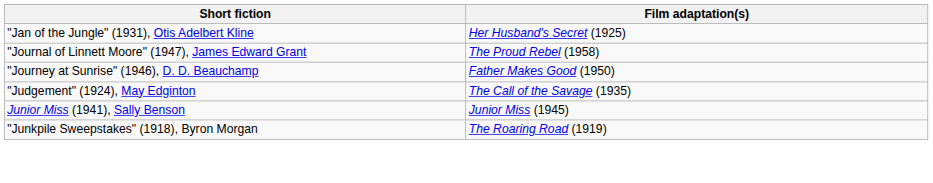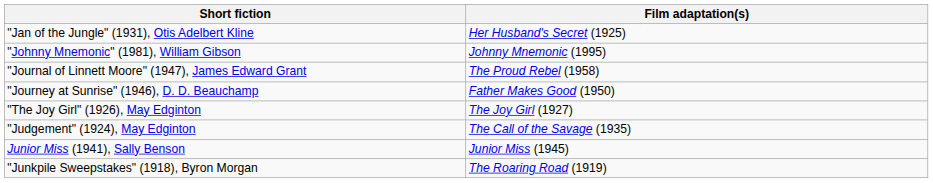+ row: (124, 52)
+ row: (104, 110)
